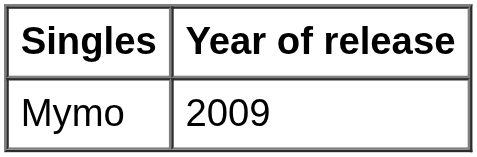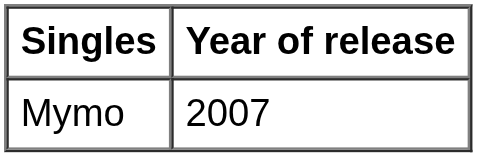(228, 113) 2009 -> (228, 113) 2007
